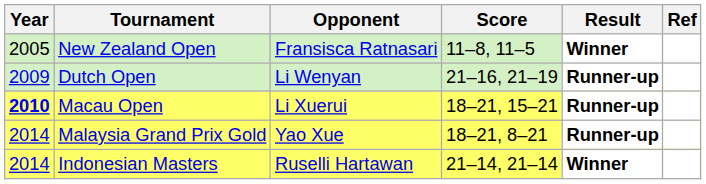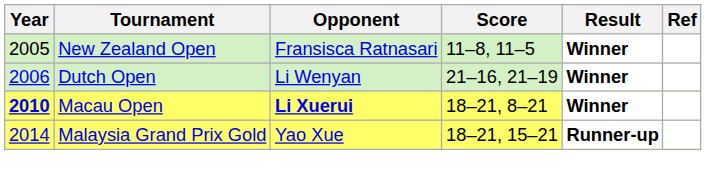(29, 77) 2009 -> (29, 77) 2006
(613, 77) Runner-up -> (597, 77) Winner
(311, 106) normal -> (314, 106) bold
(502, 106) 18–21, 15–21 -> (497, 106) 18–21, 8–21
(613, 106) Runner-up -> (597, 106) Winner
(497, 135) 18–21, 8–21 -> (502, 135) 18–21, 15–21
- row: (138, 164)
